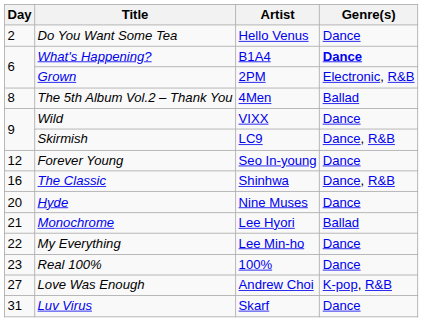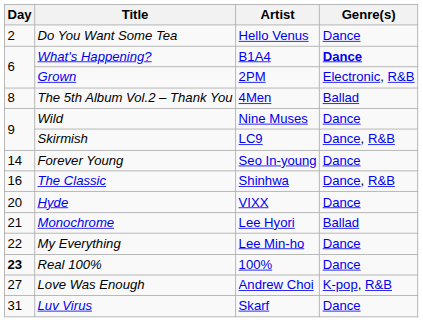(254, 118) VIXX -> (273, 118) Nine Muses
(15, 160) 12 -> (15, 160) 14
(273, 202) Nine Muses -> (254, 202) VIXX
(15, 264) normal -> (15, 264) bold
